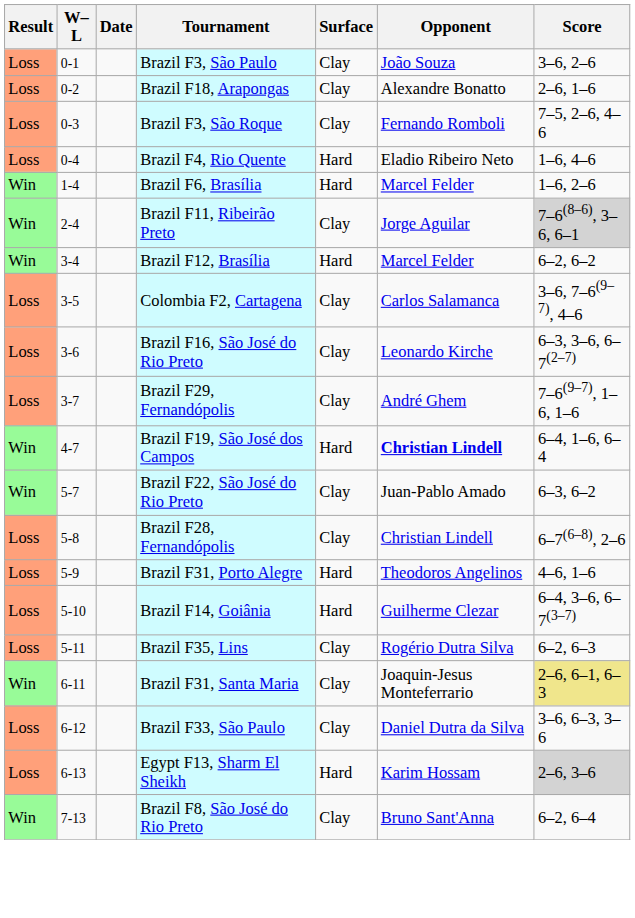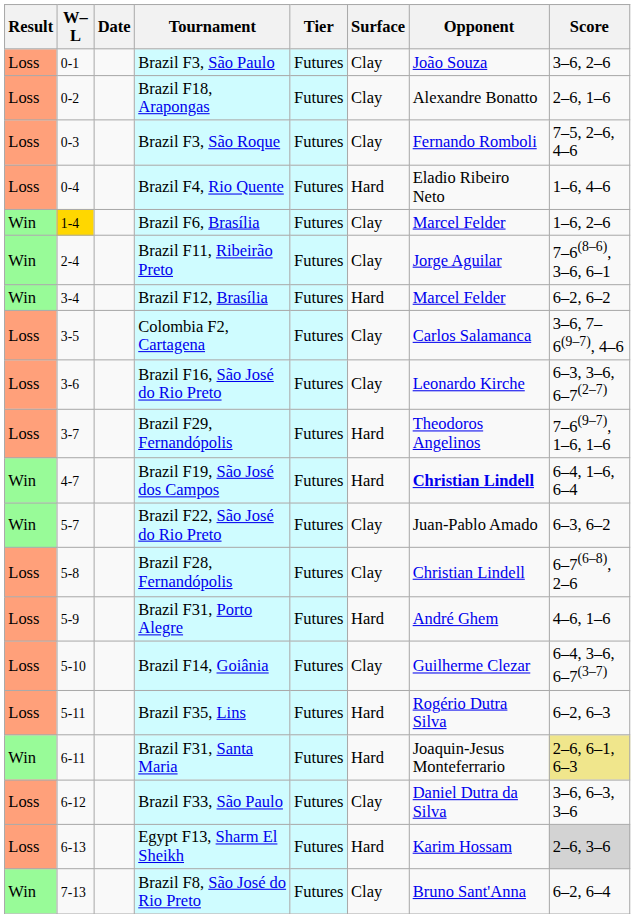+ column: (319, 26)
(70, 186) no background -> (70, 223) gold background
(336, 185) Hard -> (367, 222) Clay
(578, 222) lightgrey background -> (582, 260) no background
(335, 400) Clay -> (368, 433) Hard
(424, 400) André Ghem -> (448, 433) Theodoros Angelinos
(452, 572) Theodoros Angelinos -> (455, 618) André Ghem
(336, 610) Hard -> (367, 665) Clay
(335, 647) Clay -> (368, 712) Hard
(335, 683) Clay -> (368, 757) Hard
